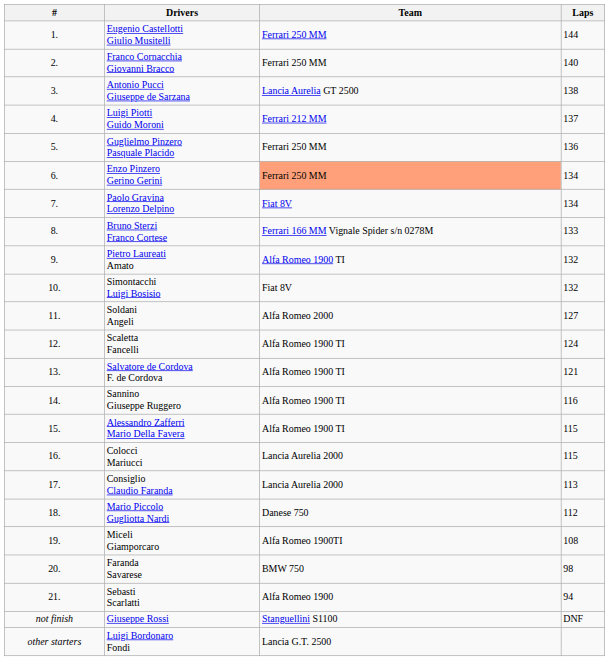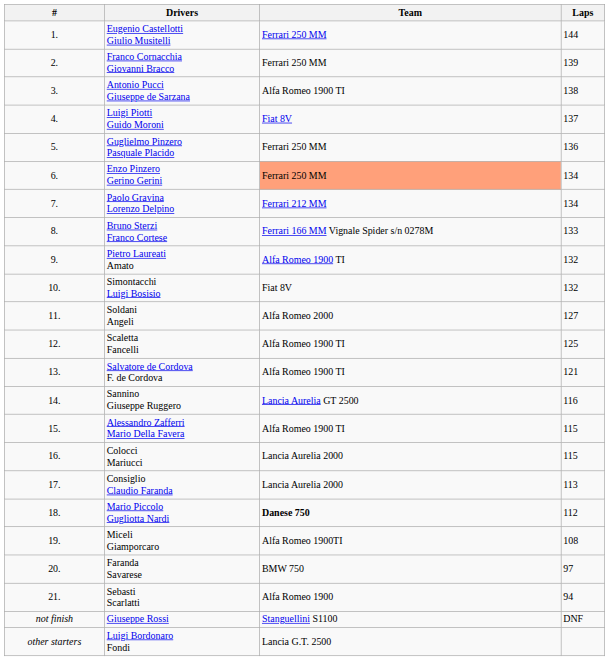(571, 63) 140 -> (571, 63) 139
(310, 91) Lancia Aurelia GT 2500 -> (303, 91) Alfa Romeo 1900 TI
(294, 119) Ferrari 212 MM -> (277, 119) Fiat 8V
(277, 204) Fiat 8V -> (294, 204) Ferrari 212 MM
(571, 344) 124 -> (571, 344) 125
(303, 400) Alfa Romeo 1900 TI -> (310, 400) Lancia Aurelia GT 2500
(285, 513) normal -> (286, 513) bold
(568, 569) 98 -> (568, 569) 97
